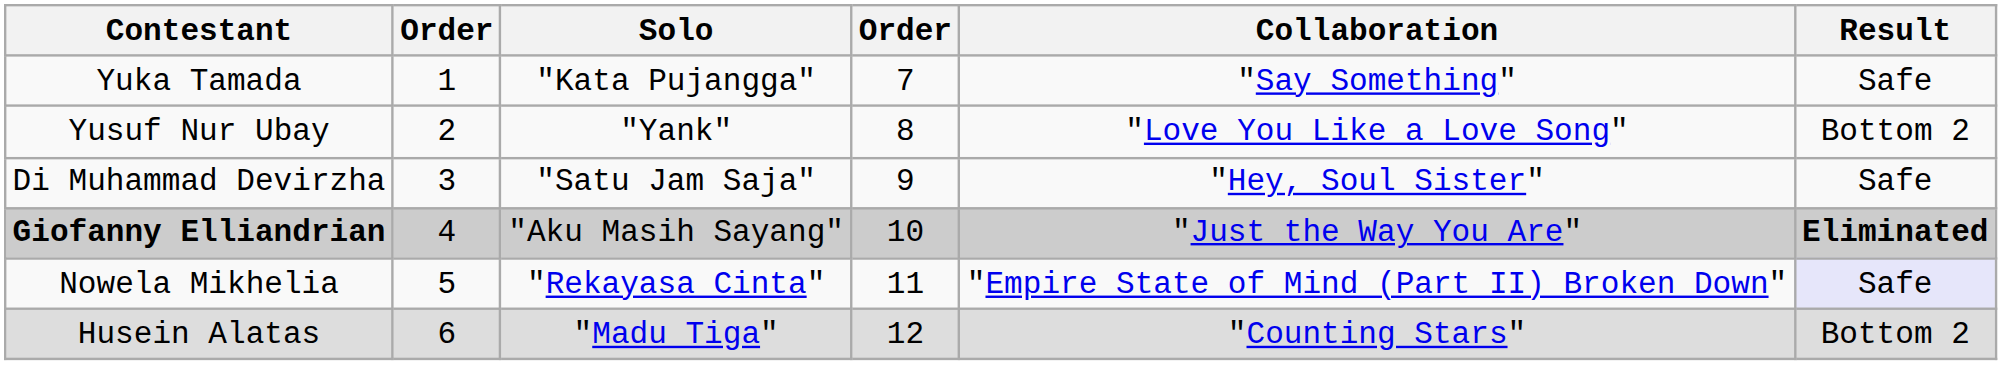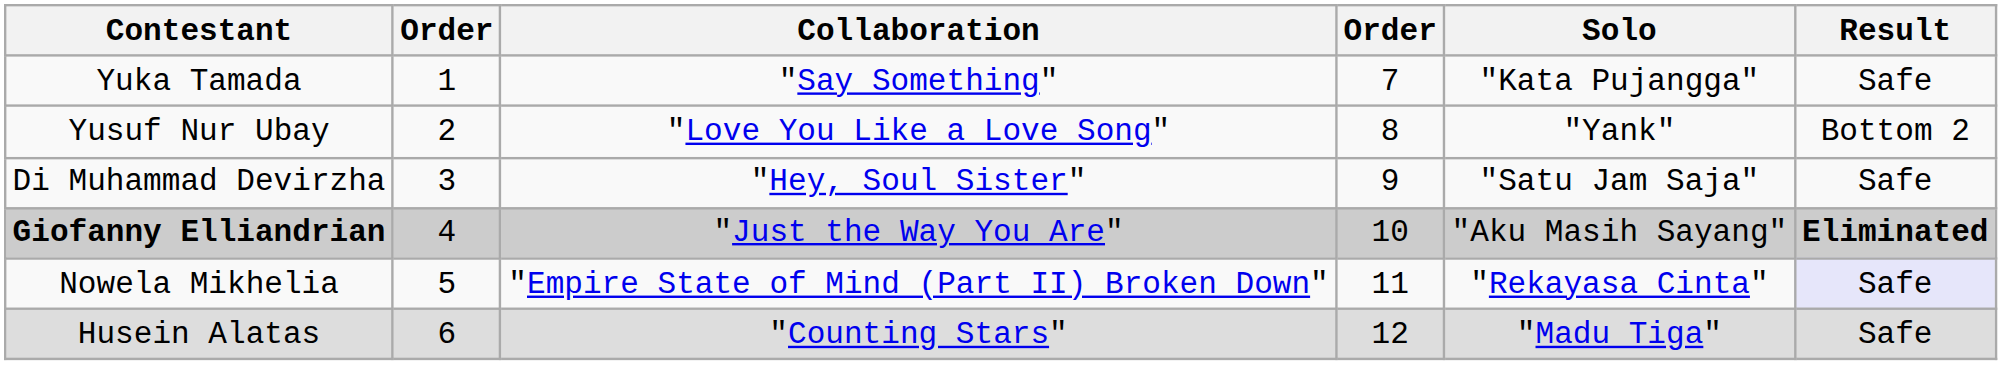columns swapped: (676, 31) <-> (1377, 31)
(1895, 334) Bottom 2 -> (1895, 334) Safe
